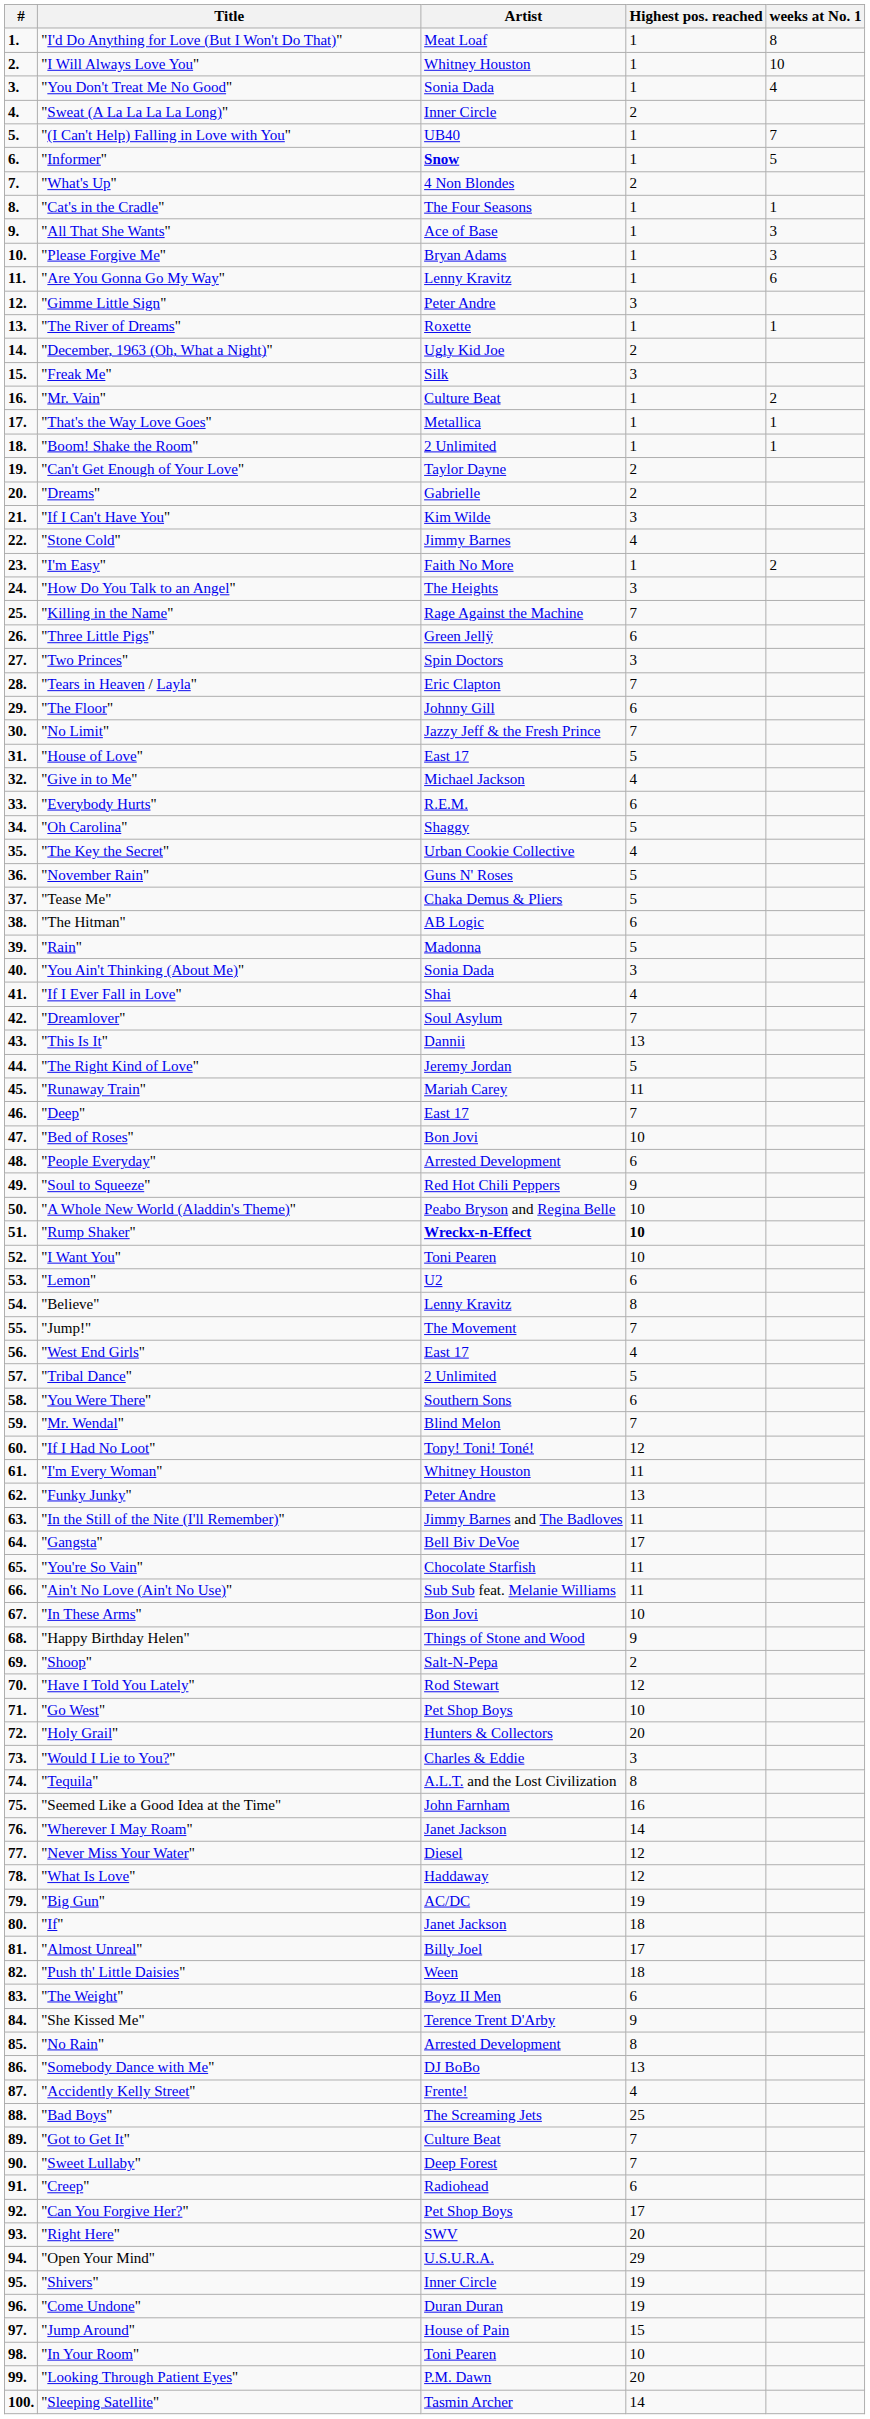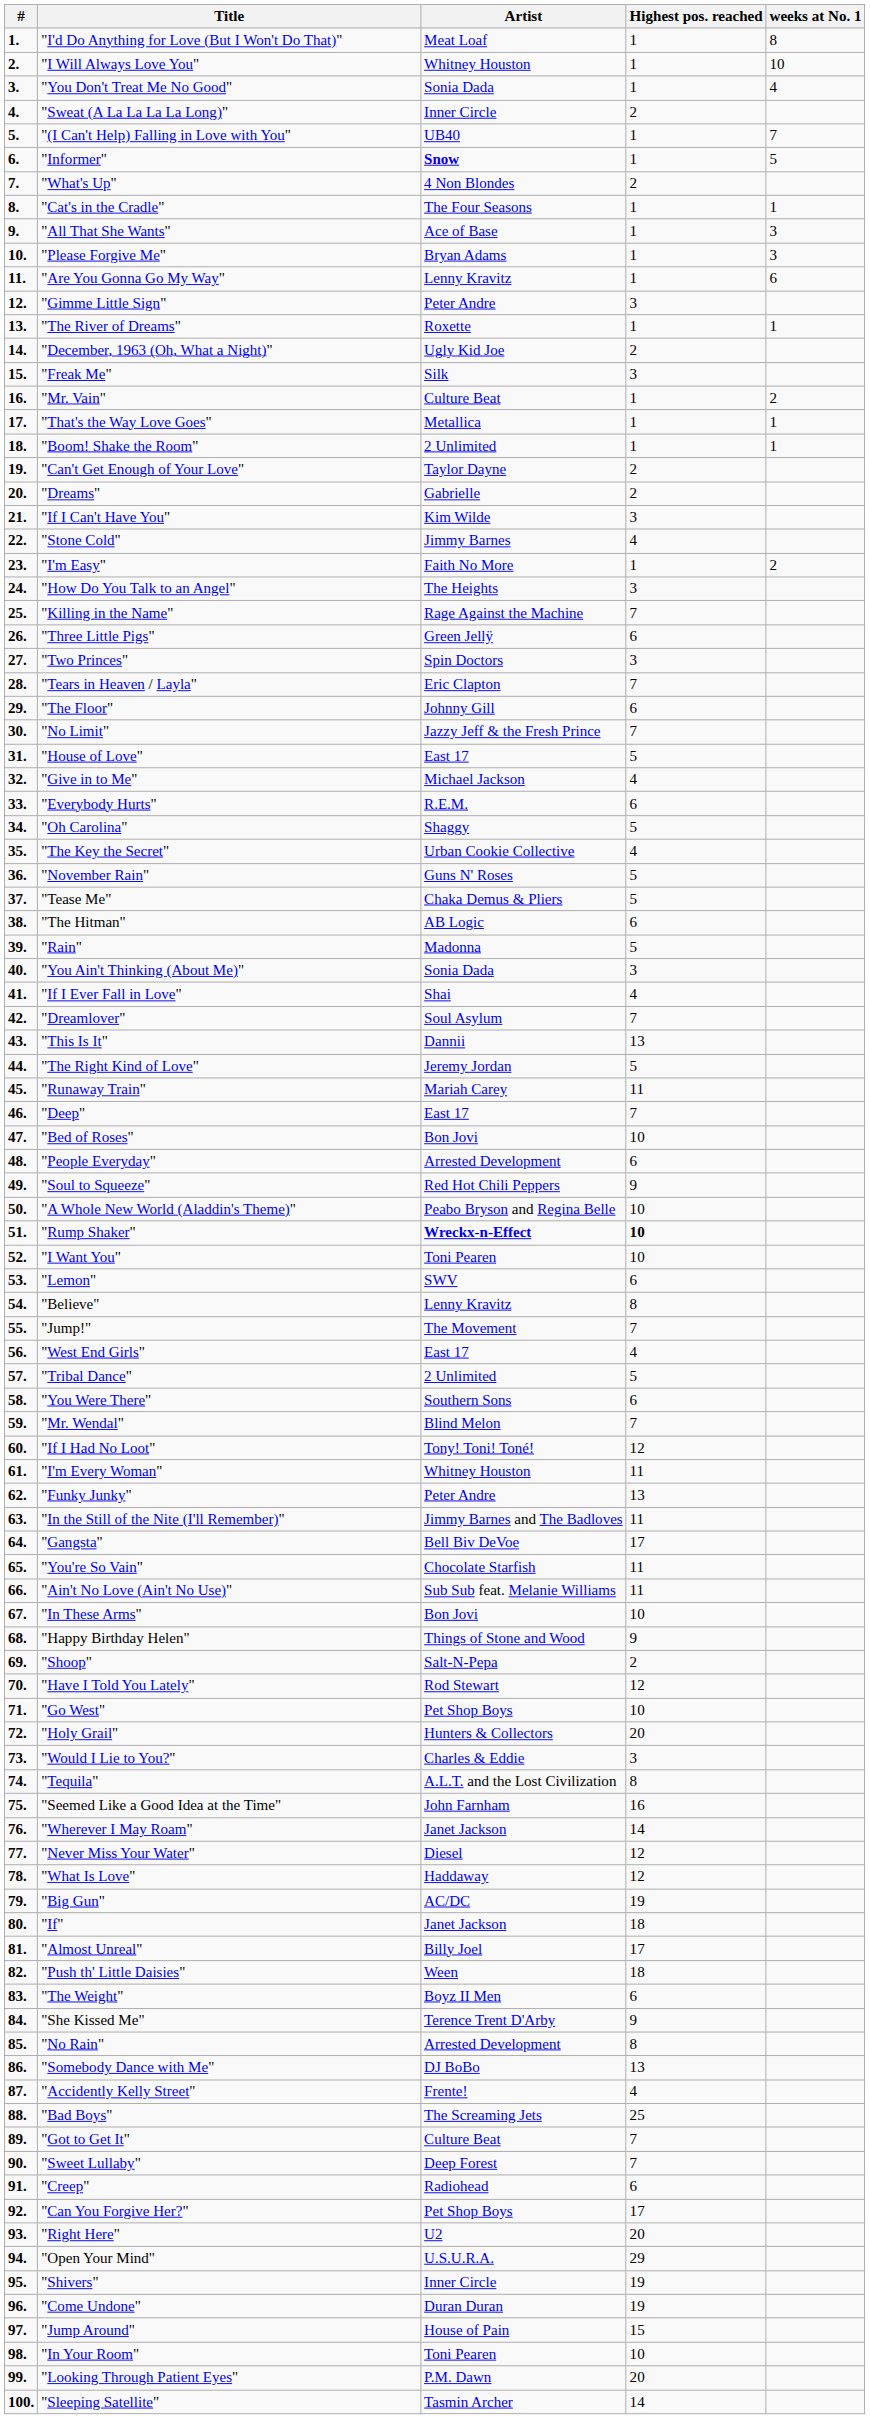(433, 1280) U2 -> (441, 1280) SWV
(441, 2234) SWV -> (433, 2234) U2
